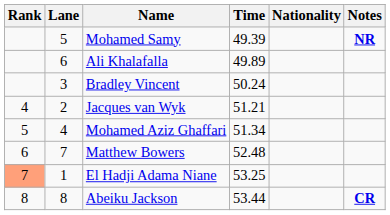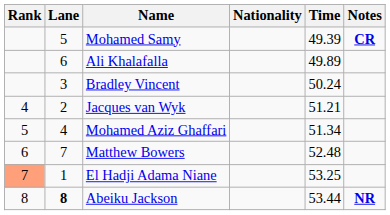columns swapped: (306, 15) <-> (249, 15)
(365, 38) NR -> (365, 38) CR
(64, 198) normal -> (64, 198) bold
(365, 198) CR -> (365, 198) NR
